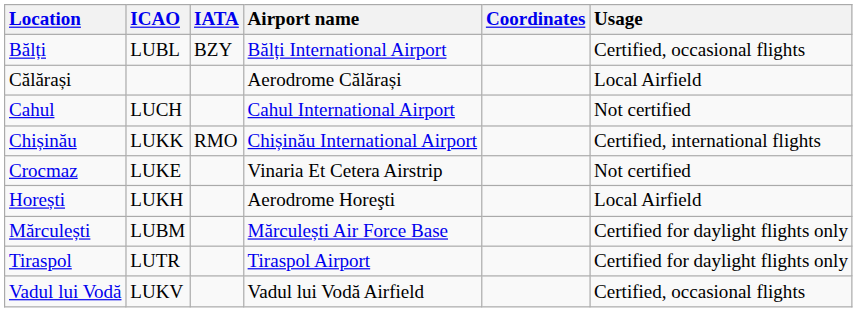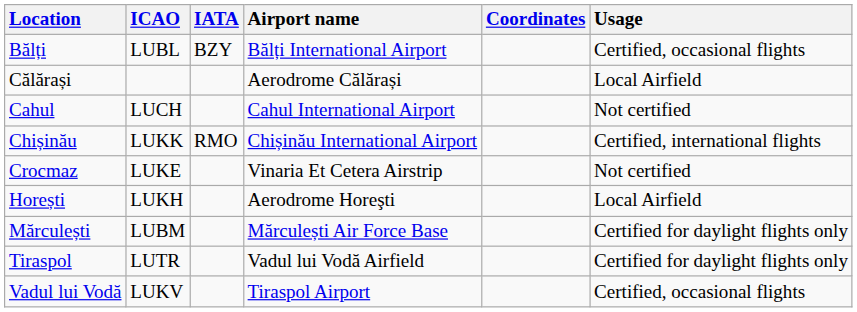(309, 261) Tiraspol Airport -> (336, 261) Vadul lui Vodă Airfield
(336, 291) Vadul lui Vodă Airfield -> (309, 291) Tiraspol Airport
